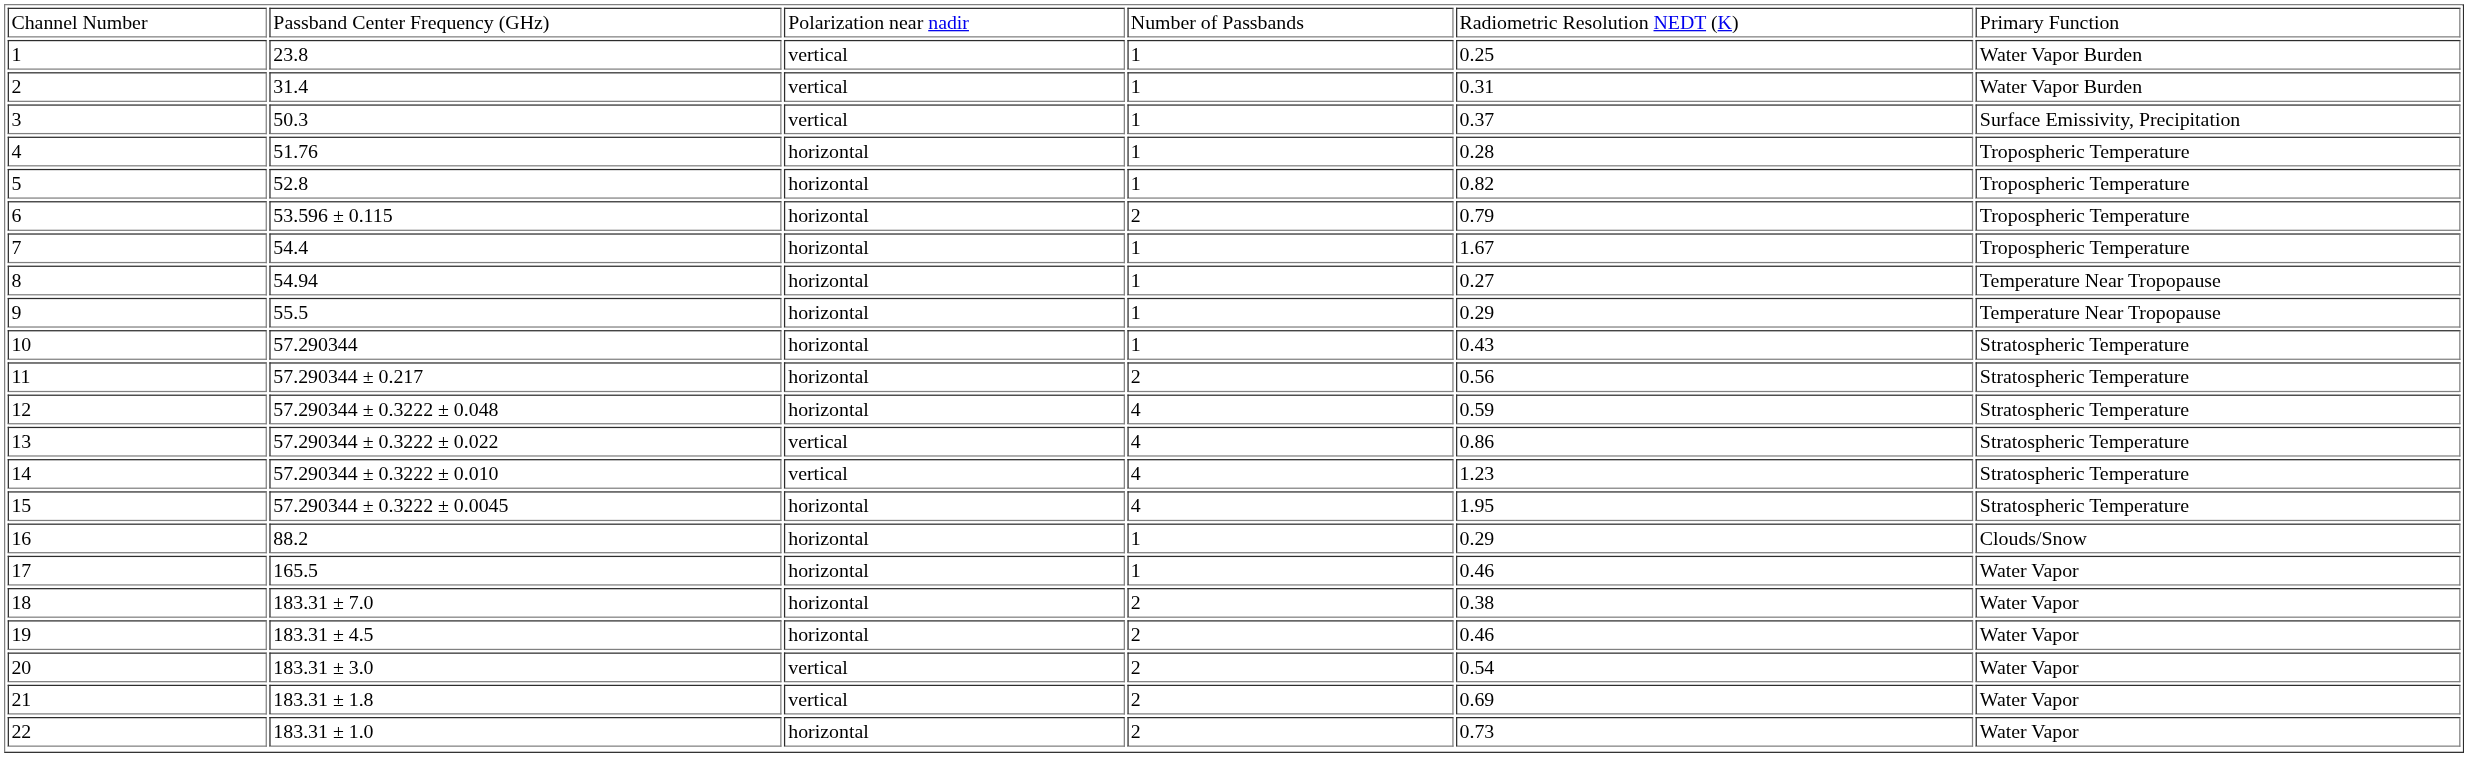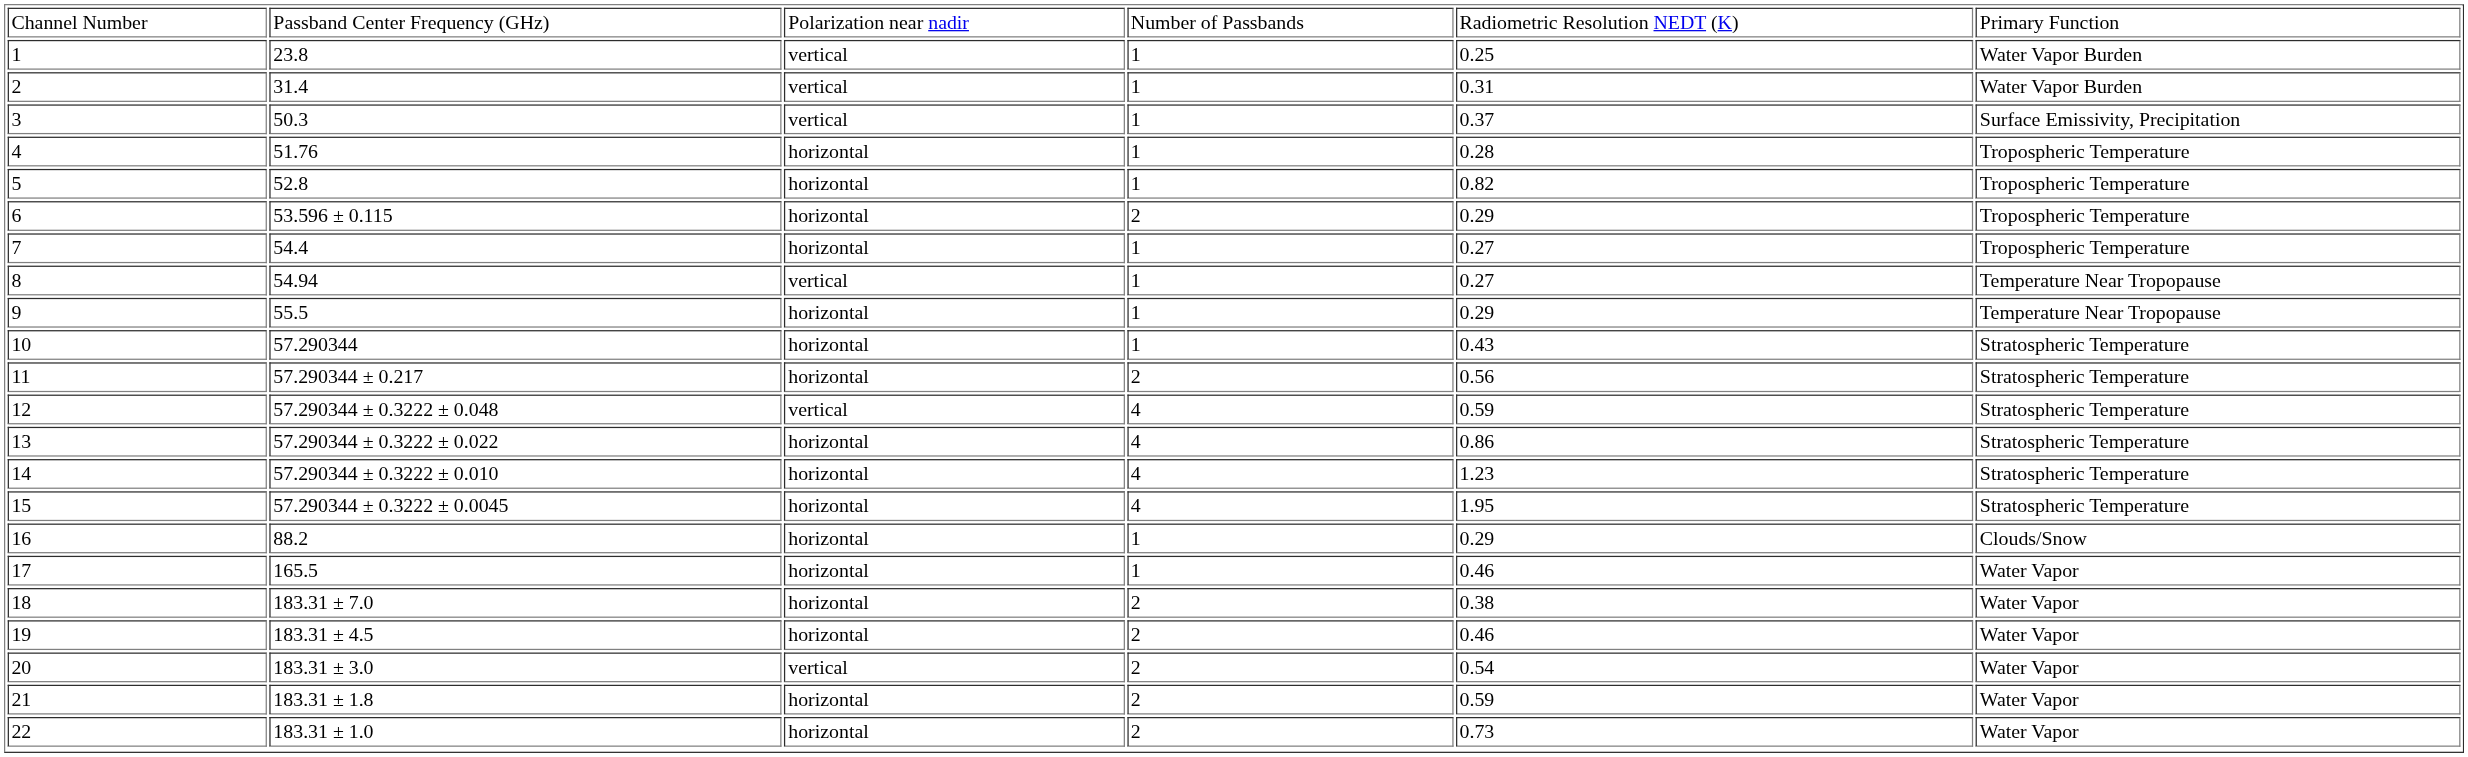(1477, 215) 0.79 -> (1477, 215) 0.29
(1477, 248) 1.67 -> (1477, 248) 0.27
(829, 280) horizontal -> (818, 280) vertical
(829, 409) horizontal -> (818, 409) vertical
(818, 441) vertical -> (829, 441) horizontal
(818, 473) vertical -> (829, 473) horizontal
(818, 699) vertical -> (829, 699) horizontal
(1477, 699) 0.69 -> (1477, 699) 0.59
